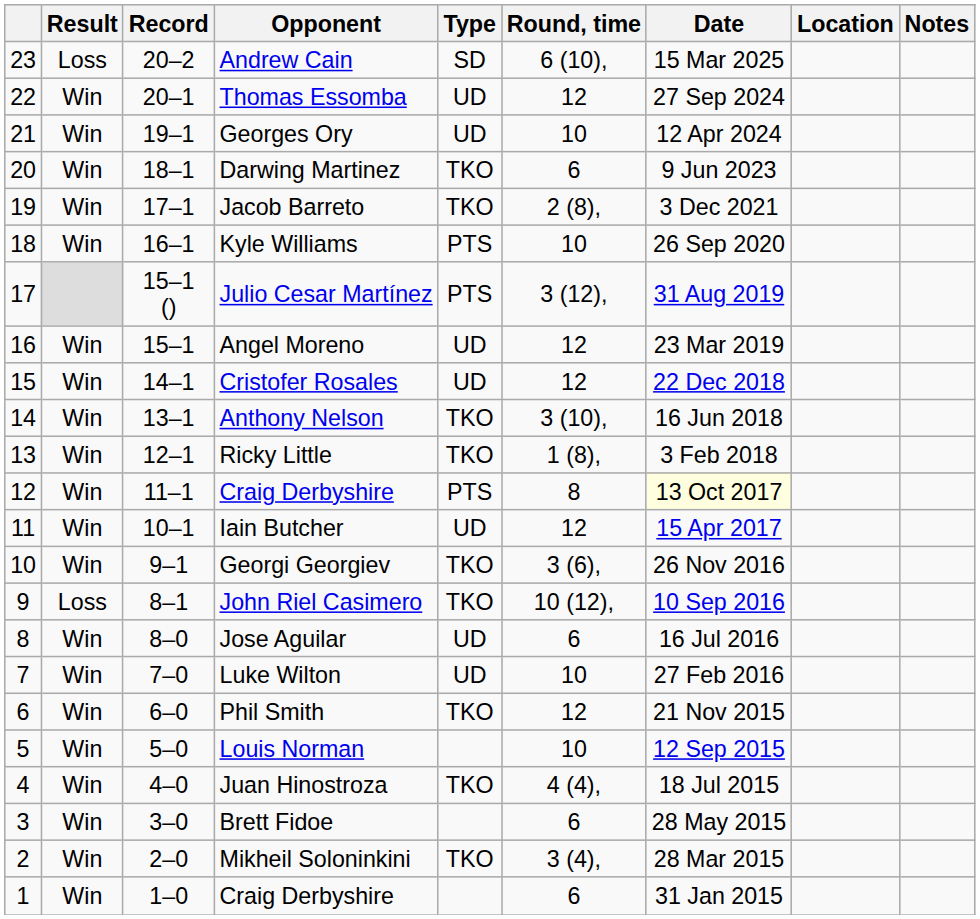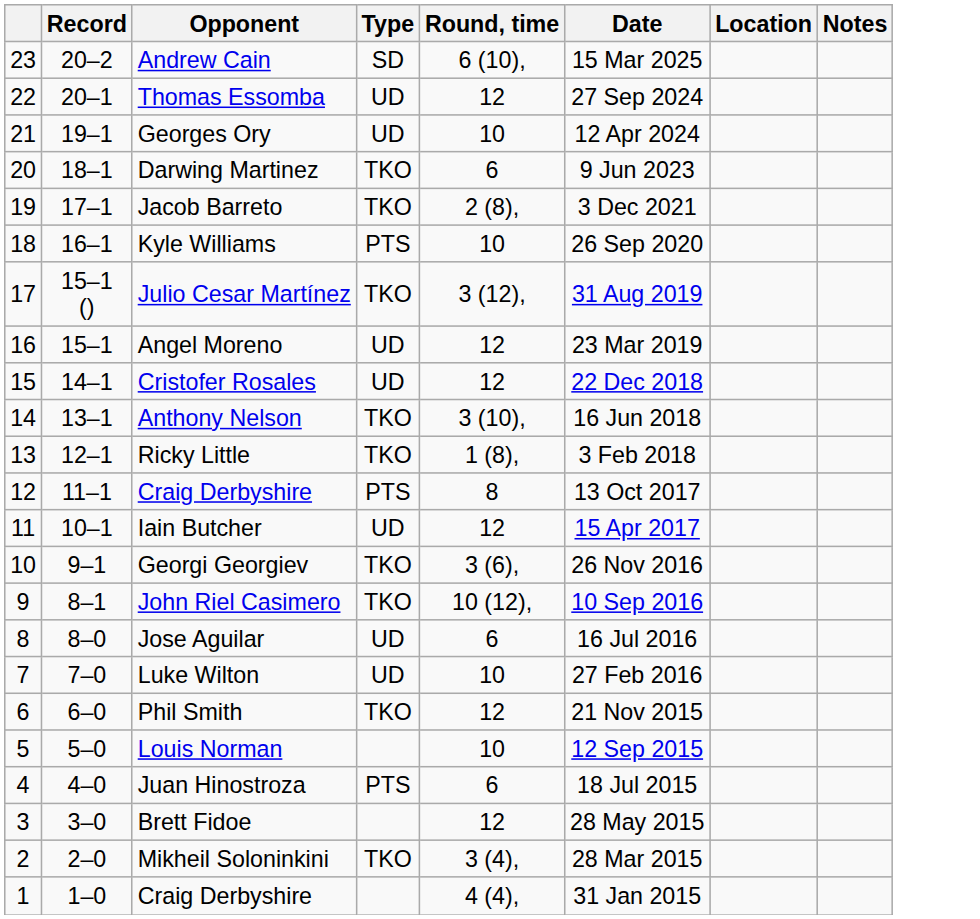- column: (82, 23)
(470, 294) PTS -> (388, 294) TKO
(719, 491) lightyellow background -> (637, 491) no background
(470, 786) TKO -> (388, 786) PTS
(574, 786) 4 (4), -> (492, 786) 6
(574, 822) 6 -> (492, 822) 12
(574, 896) 6 -> (492, 896) 4 (4),
